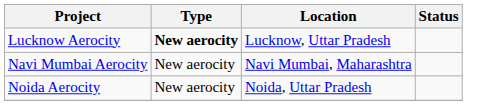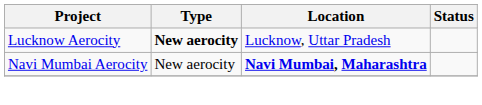(328, 64) normal -> (336, 64) bold
- row: (54, 87)
